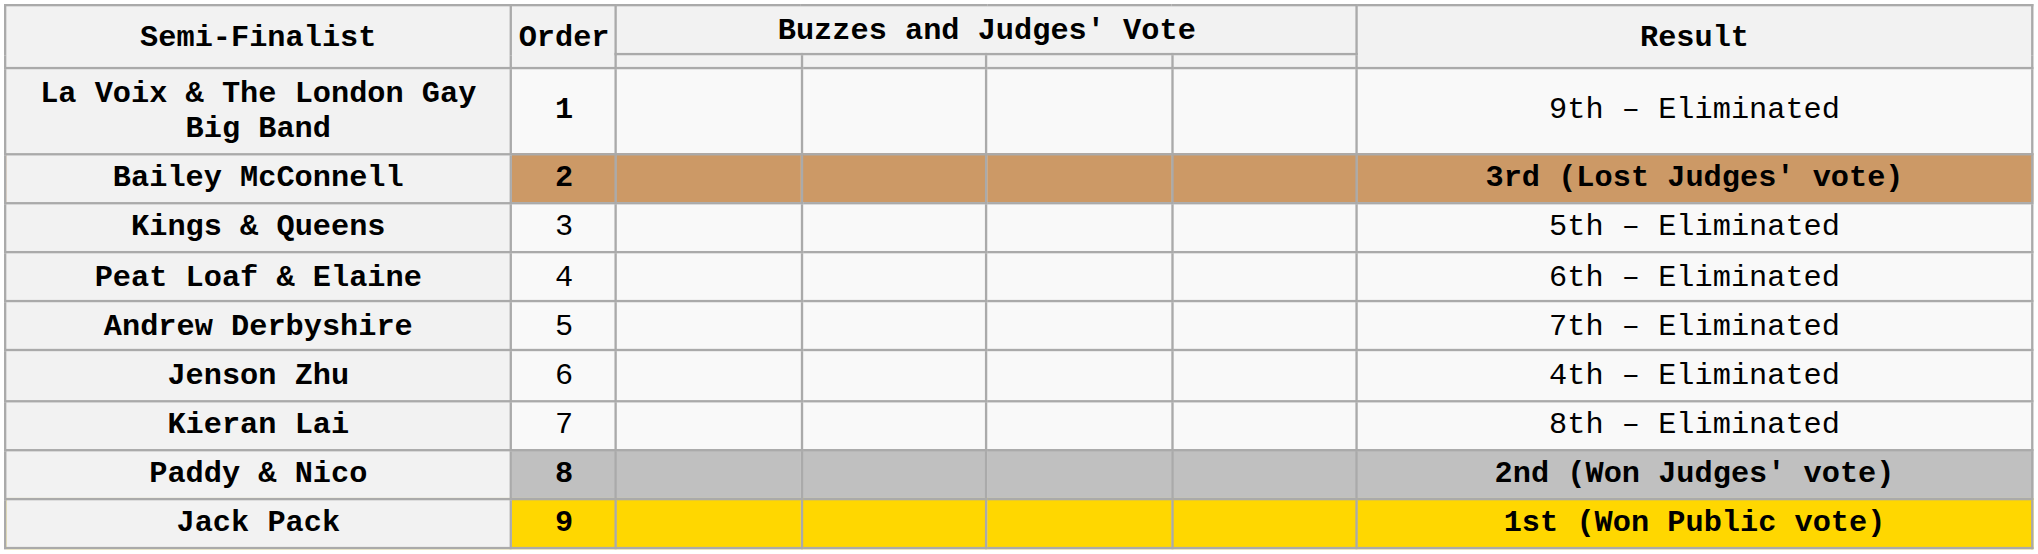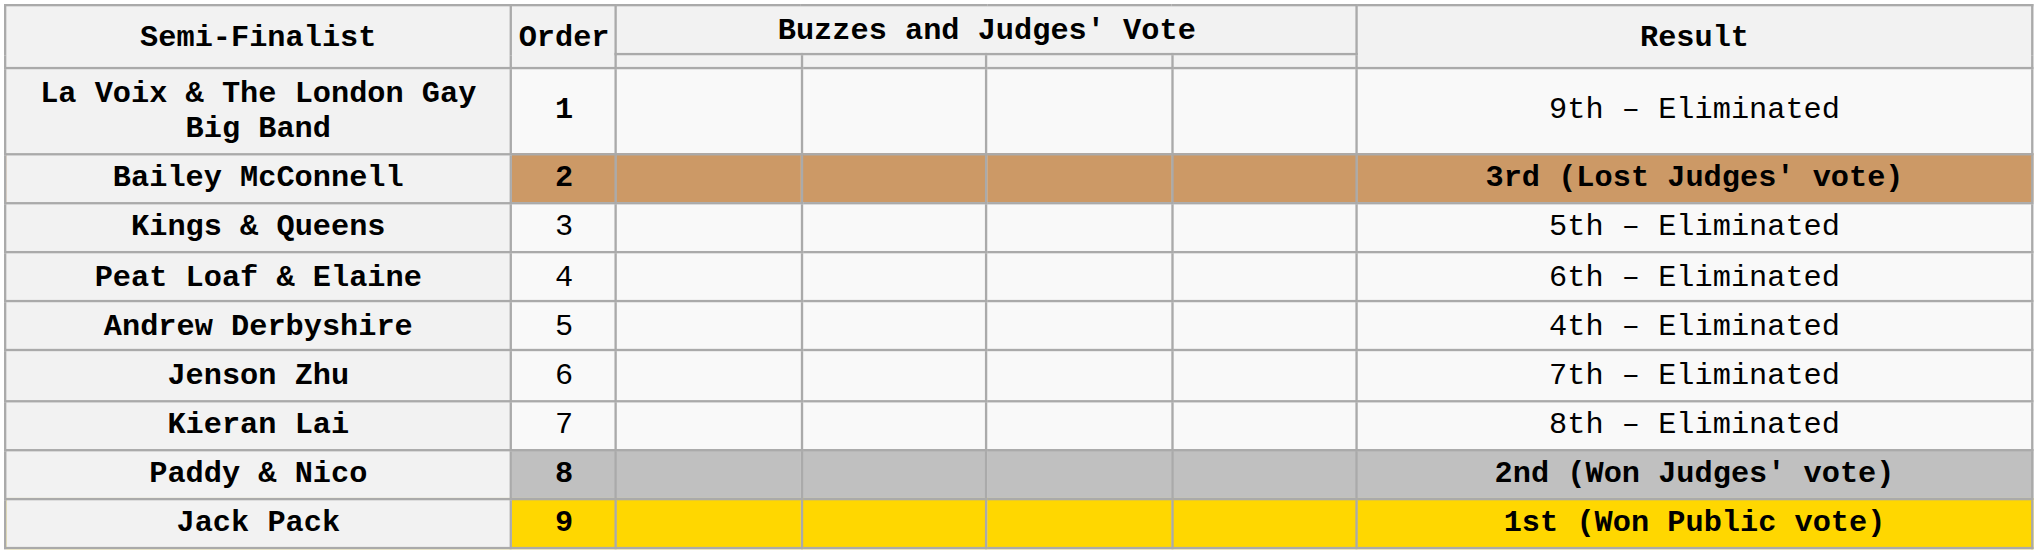(1695, 326) 7th – Eliminated -> (1695, 326) 4th – Eliminated
(1695, 375) 4th – Eliminated -> (1695, 375) 7th – Eliminated
